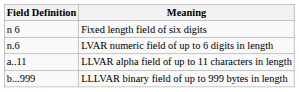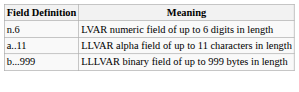- row: (144, 29)
